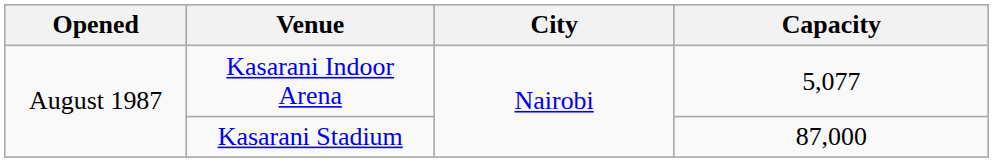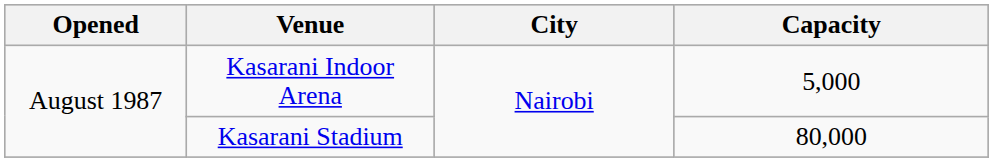(831, 80) 5,077 -> (831, 80) 5,000
(831, 136) 87,000 -> (831, 136) 80,000
